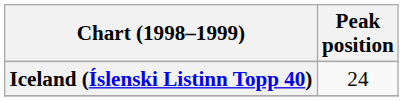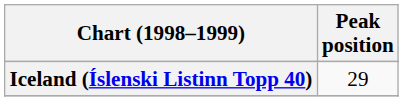(358, 78) 24 -> (358, 78) 29
